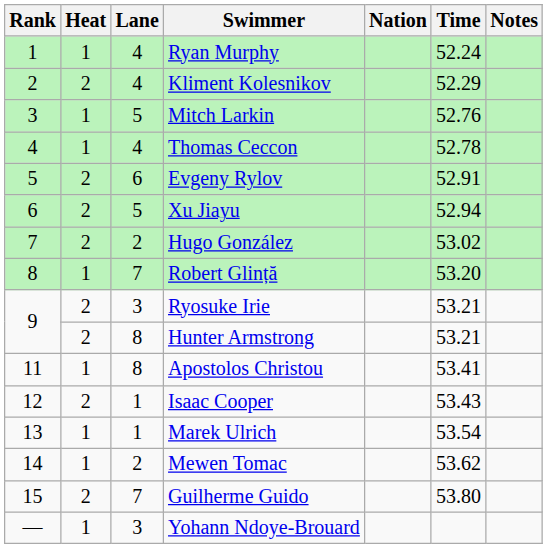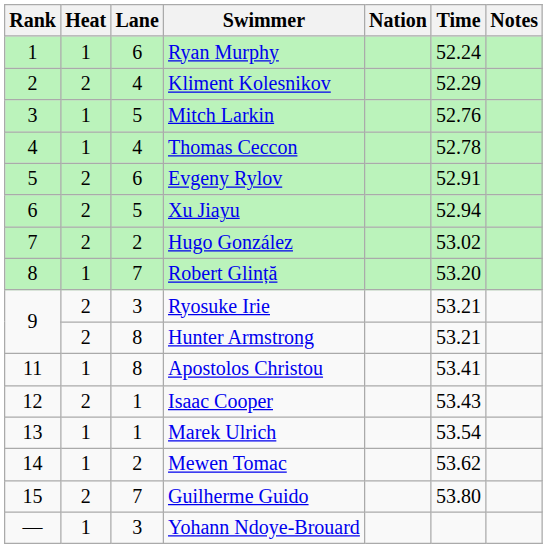(137, 52) 4 -> (137, 52) 6
